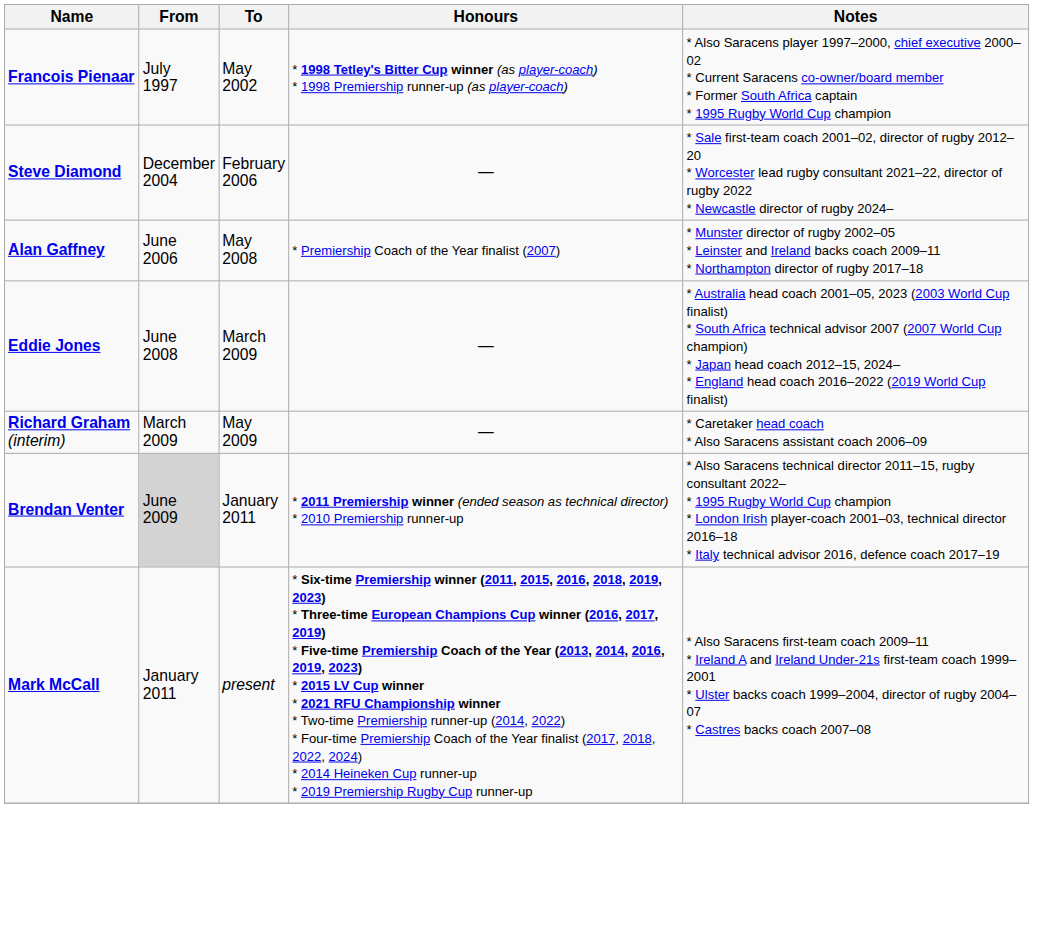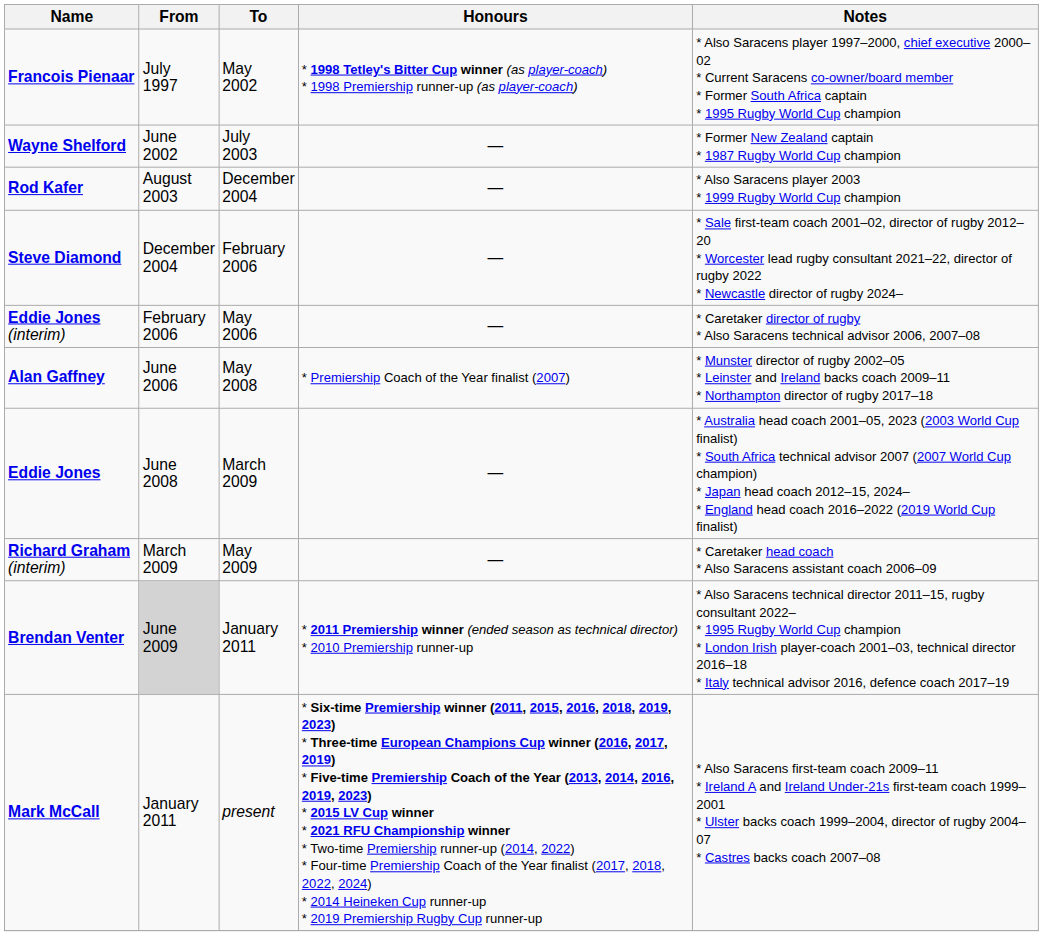+ row: (67, 146)
+ row: (46, 188)
+ row: (54, 326)
